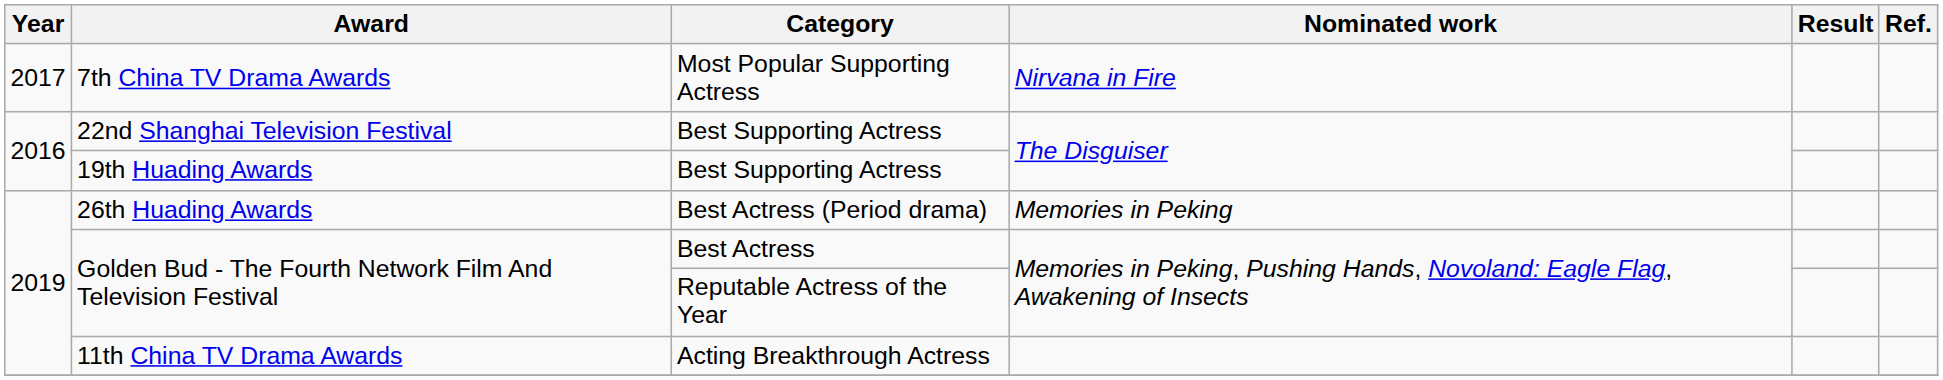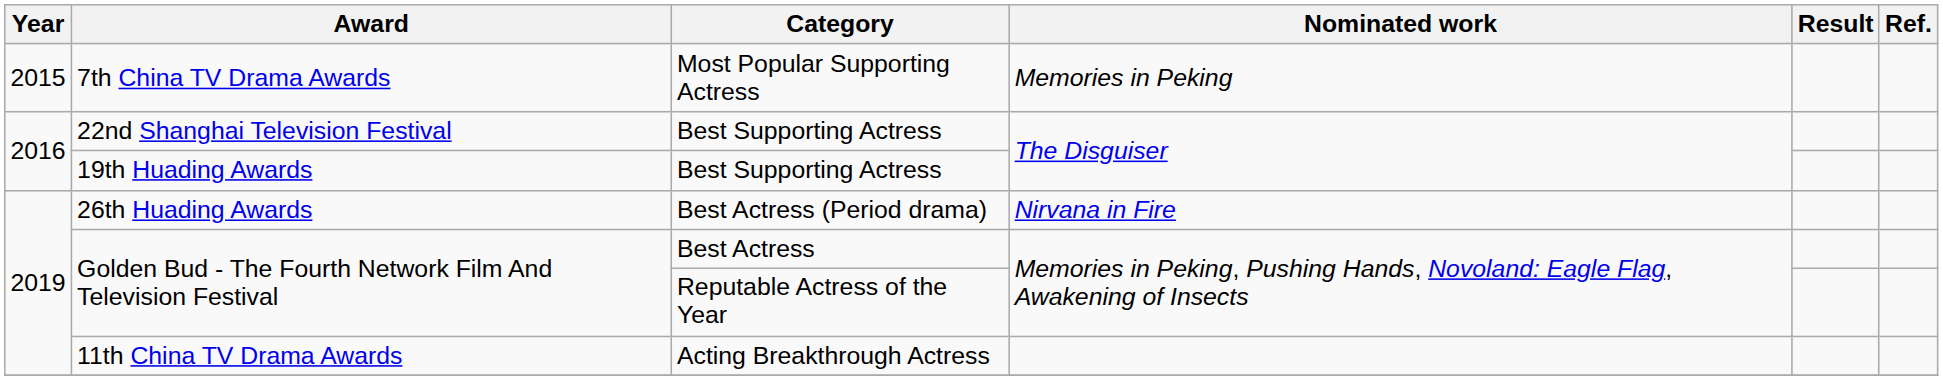(38, 77) 2017 -> (38, 77) 2015
(1095, 77) Nirvana in Fire -> (1124, 77) Memories in Peking
(1124, 209) Memories in Peking -> (1095, 209) Nirvana in Fire
